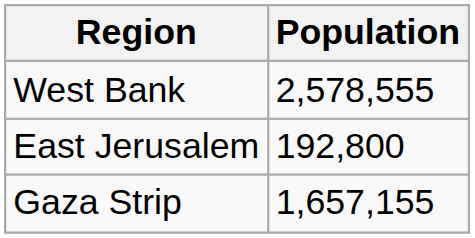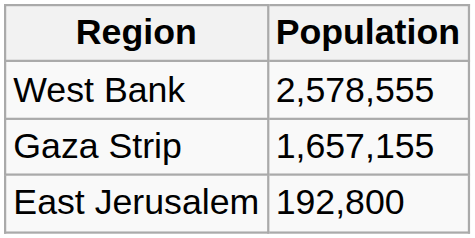rows swapped: (136, 145) <-> (98, 202)
